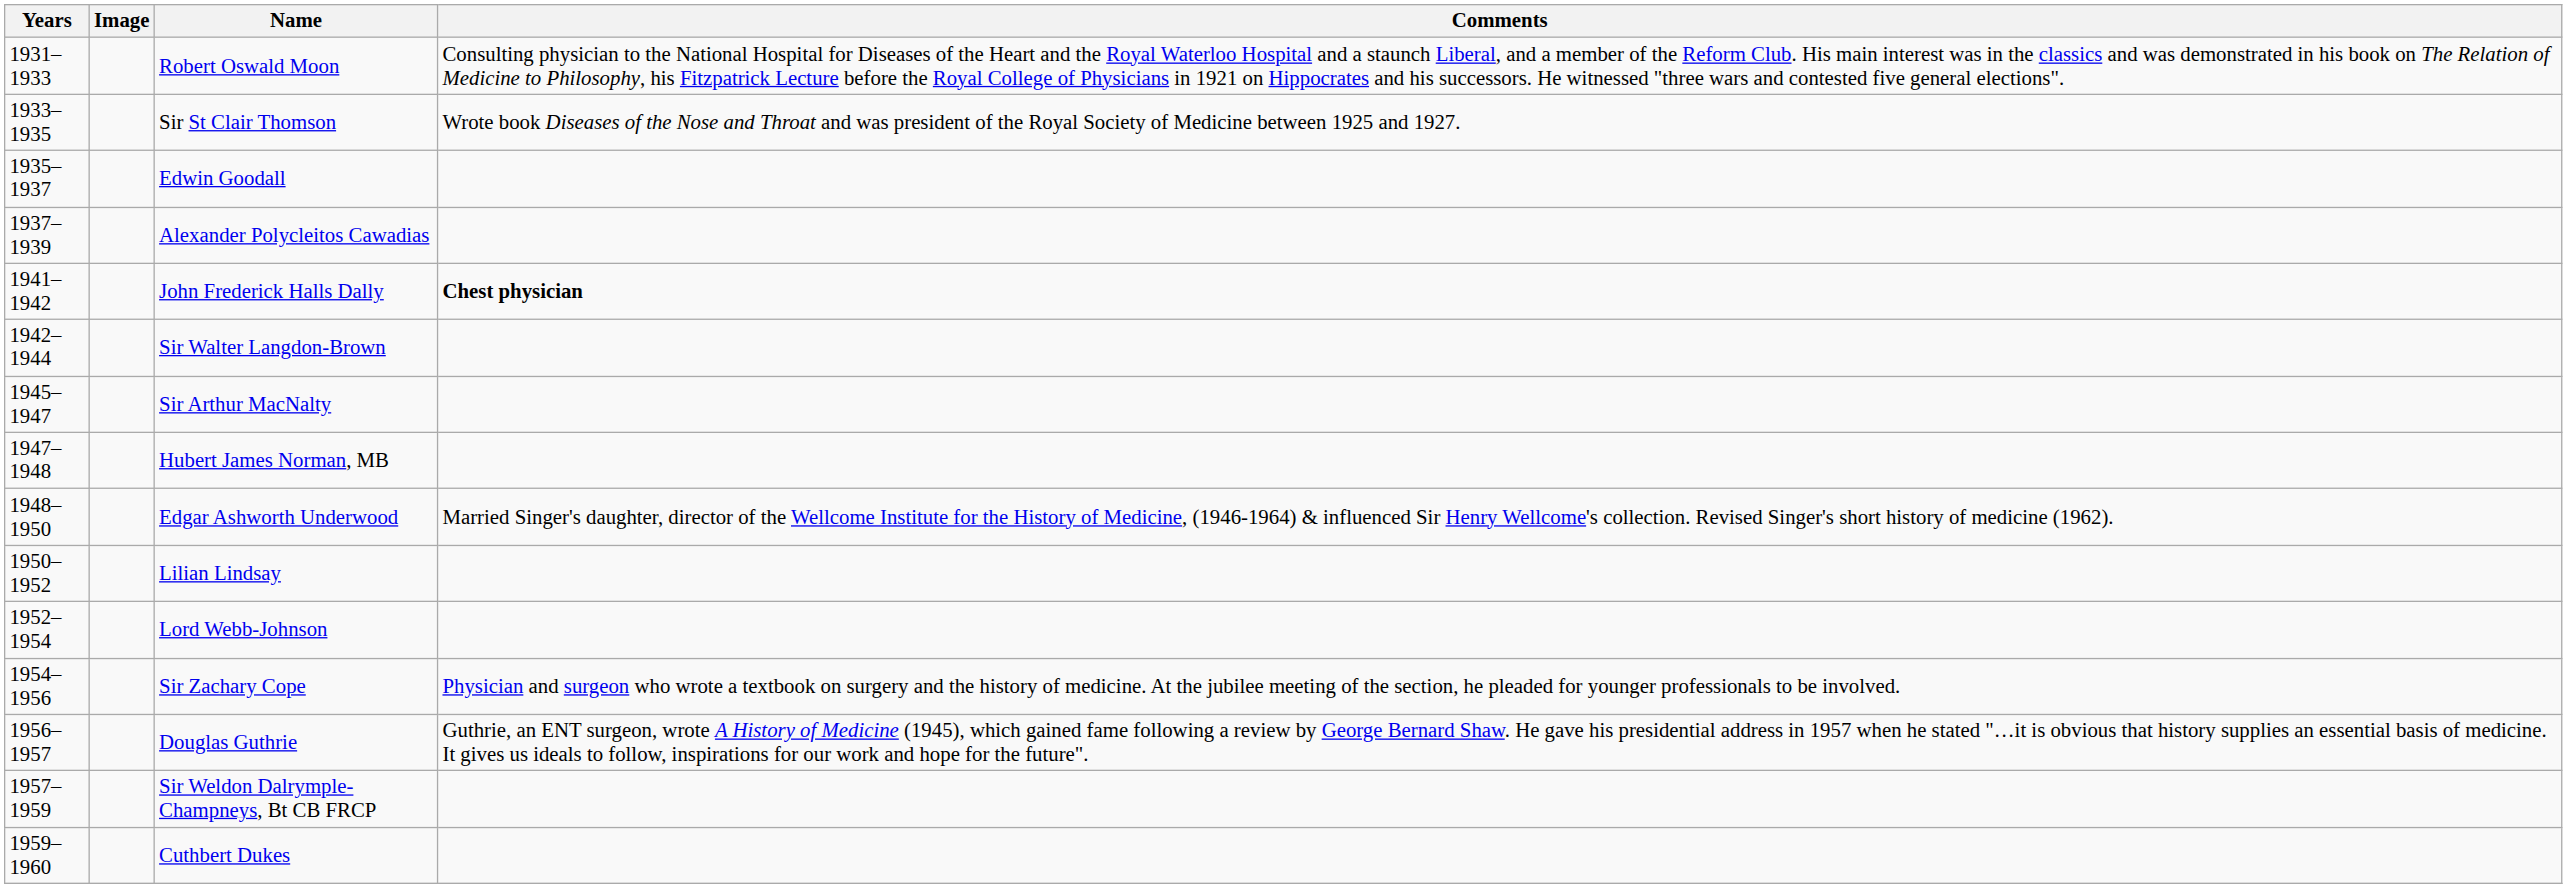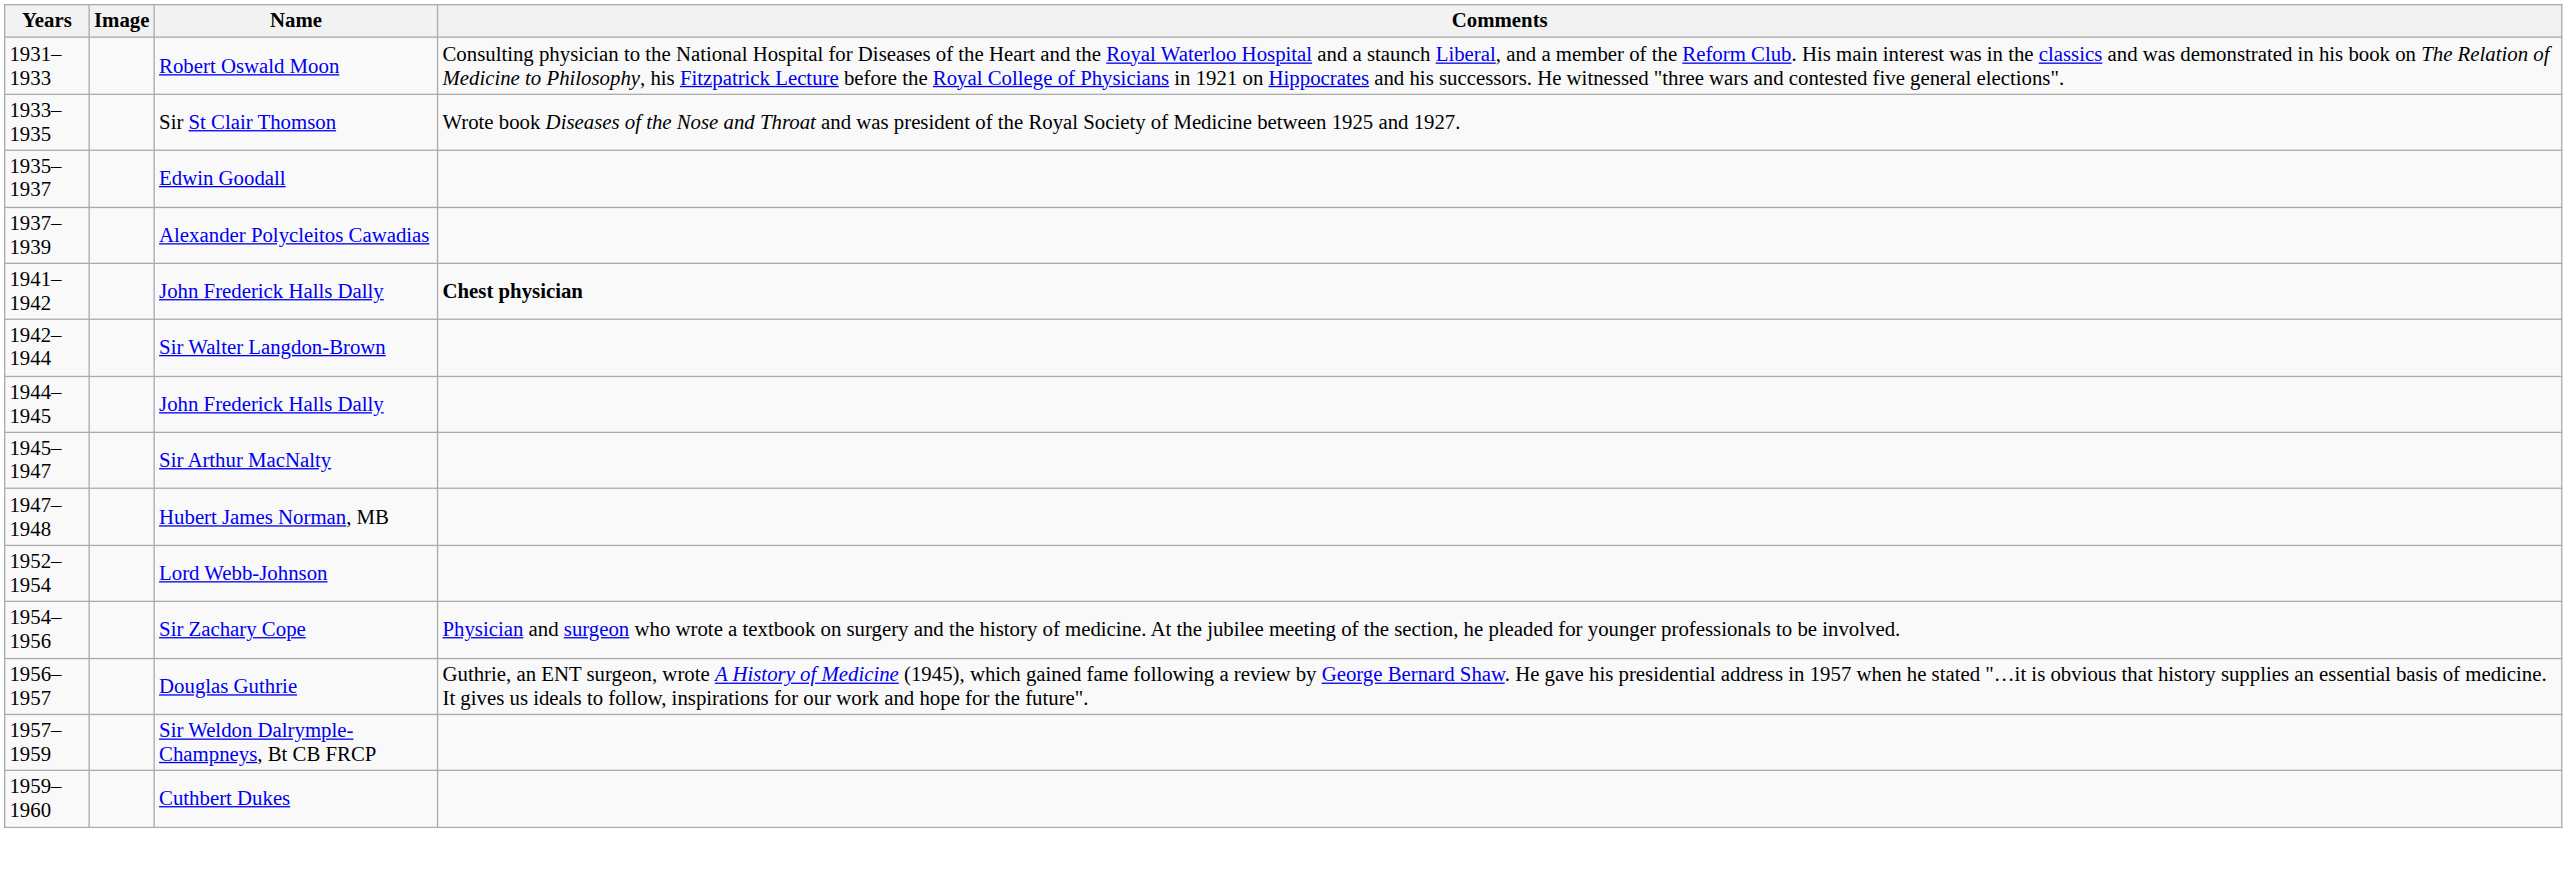+ row: (35, 404)
- row: (35, 516)
- row: (35, 573)
